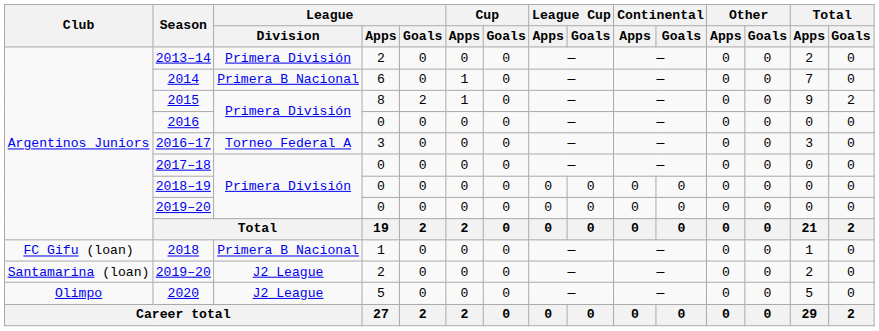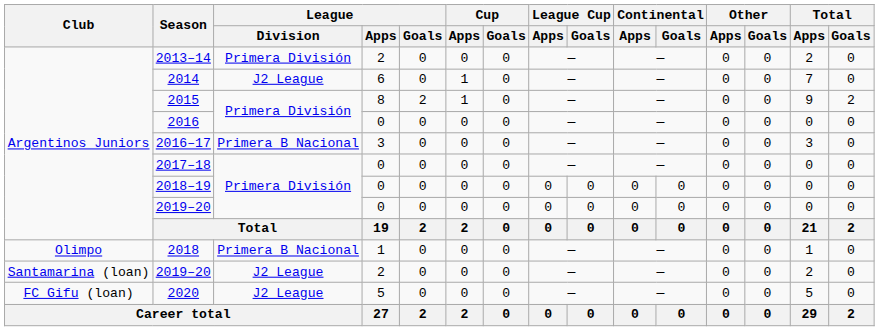(288, 79) Primera B Nacional -> (288, 79) J2 League
(288, 144) Torneo Federal A -> (288, 144) Primera B Nacional
(79, 251) FC Gifu (loan) -> (79, 251) Olimpo
(79, 293) Olimpo -> (79, 293) FC Gifu (loan)
